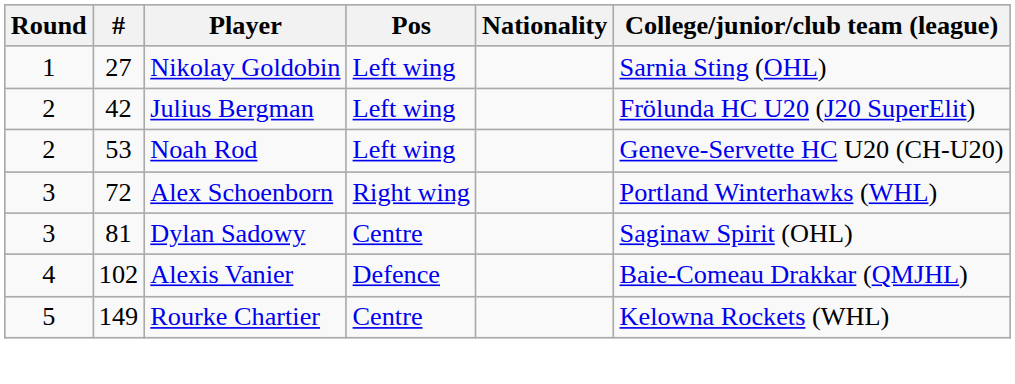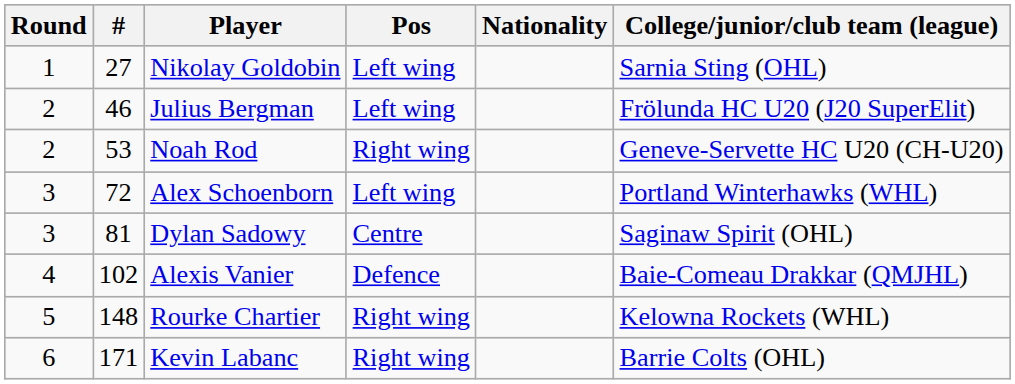(118, 108) 42 -> (118, 108) 46
(404, 150) Left wing -> (411, 150) Right wing
(411, 191) Right wing -> (404, 191) Left wing
(118, 316) 149 -> (118, 316) 148
(388, 316) Centre -> (411, 316) Right wing
+ row: (224, 358)
